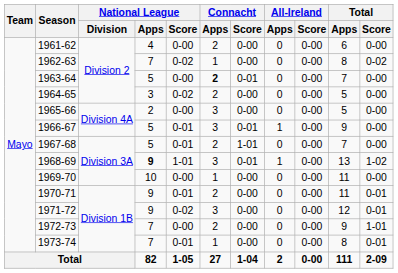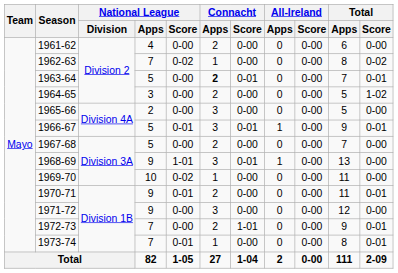(376, 78) 0-00 -> (376, 78) 0-01
(183, 95) 0-02 -> (183, 95) 0-00
(376, 95) 0-00 -> (376, 95) 1-02
(376, 128) 0-00 -> (376, 128) 0-01
(183, 144) 0-01 -> (183, 144) 0-00
(247, 144) 1-01 -> (247, 144) 0-00
(151, 161) bold -> (151, 161) normal
(376, 161) 1-02 -> (376, 161) 0-00
(183, 177) 0-00 -> (183, 177) 0-02
(183, 210) 0-02 -> (183, 210) 0-00
(376, 210) 0-01 -> (376, 210) 0-00
(247, 227) 0-00 -> (247, 227) 1-01
(376, 227) 1-01 -> (376, 227) 0-01
